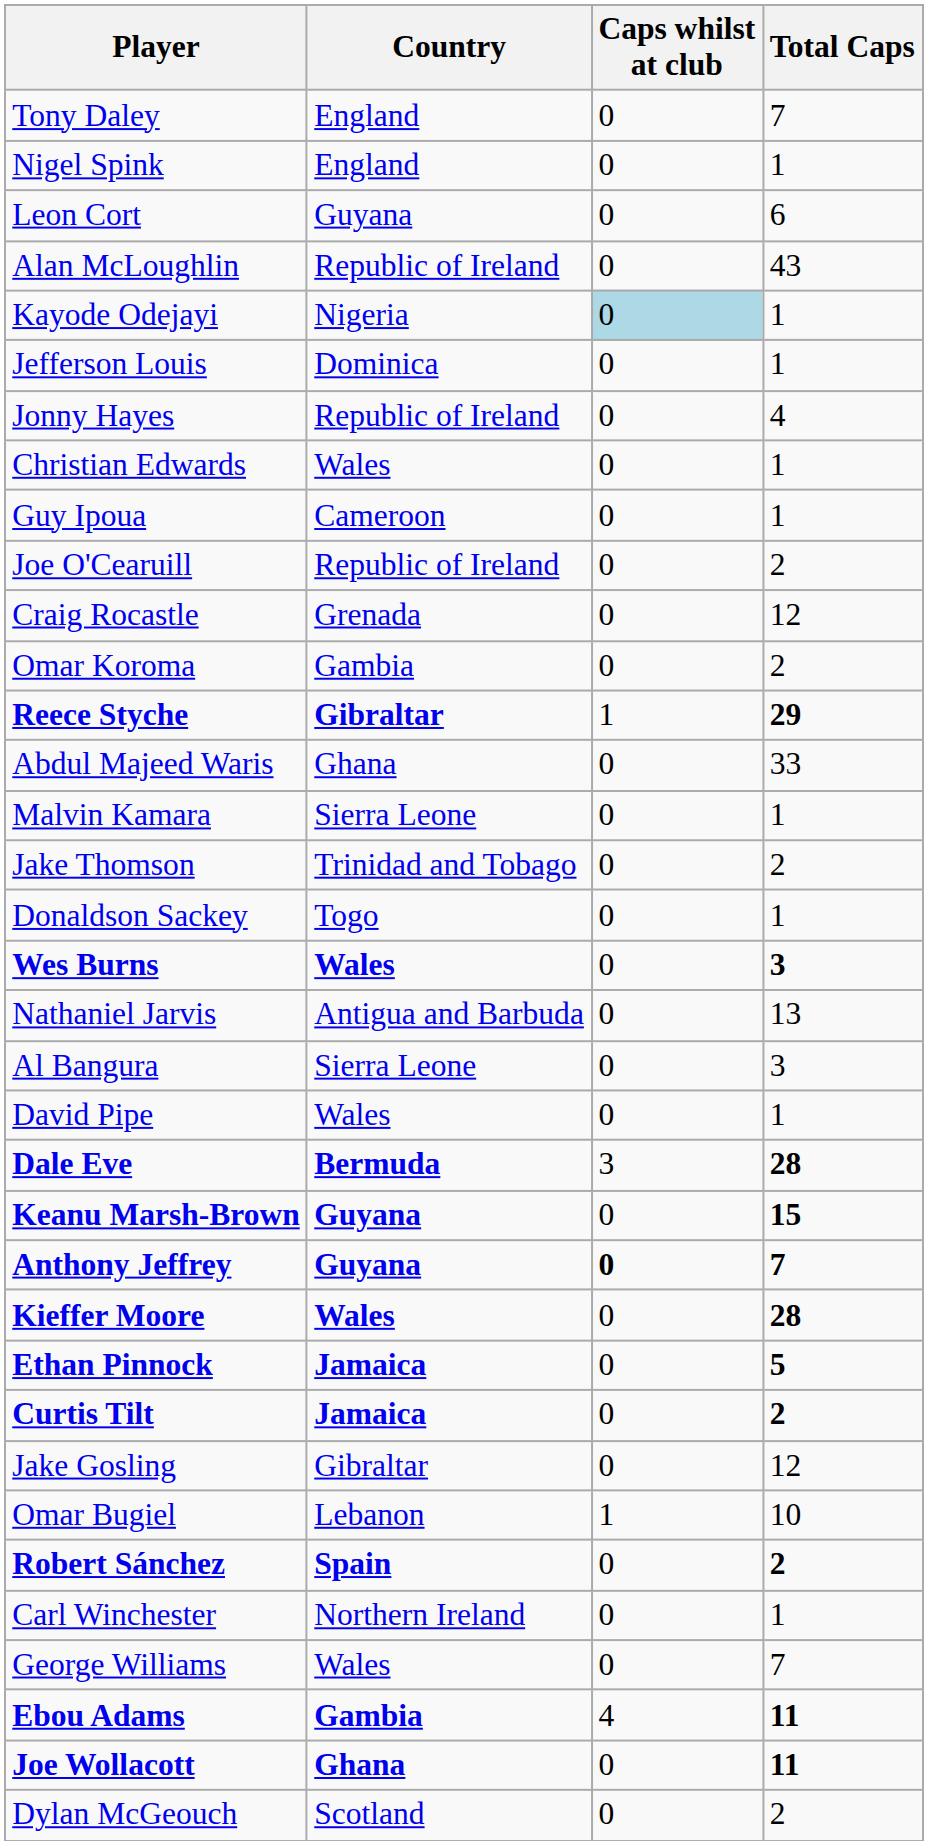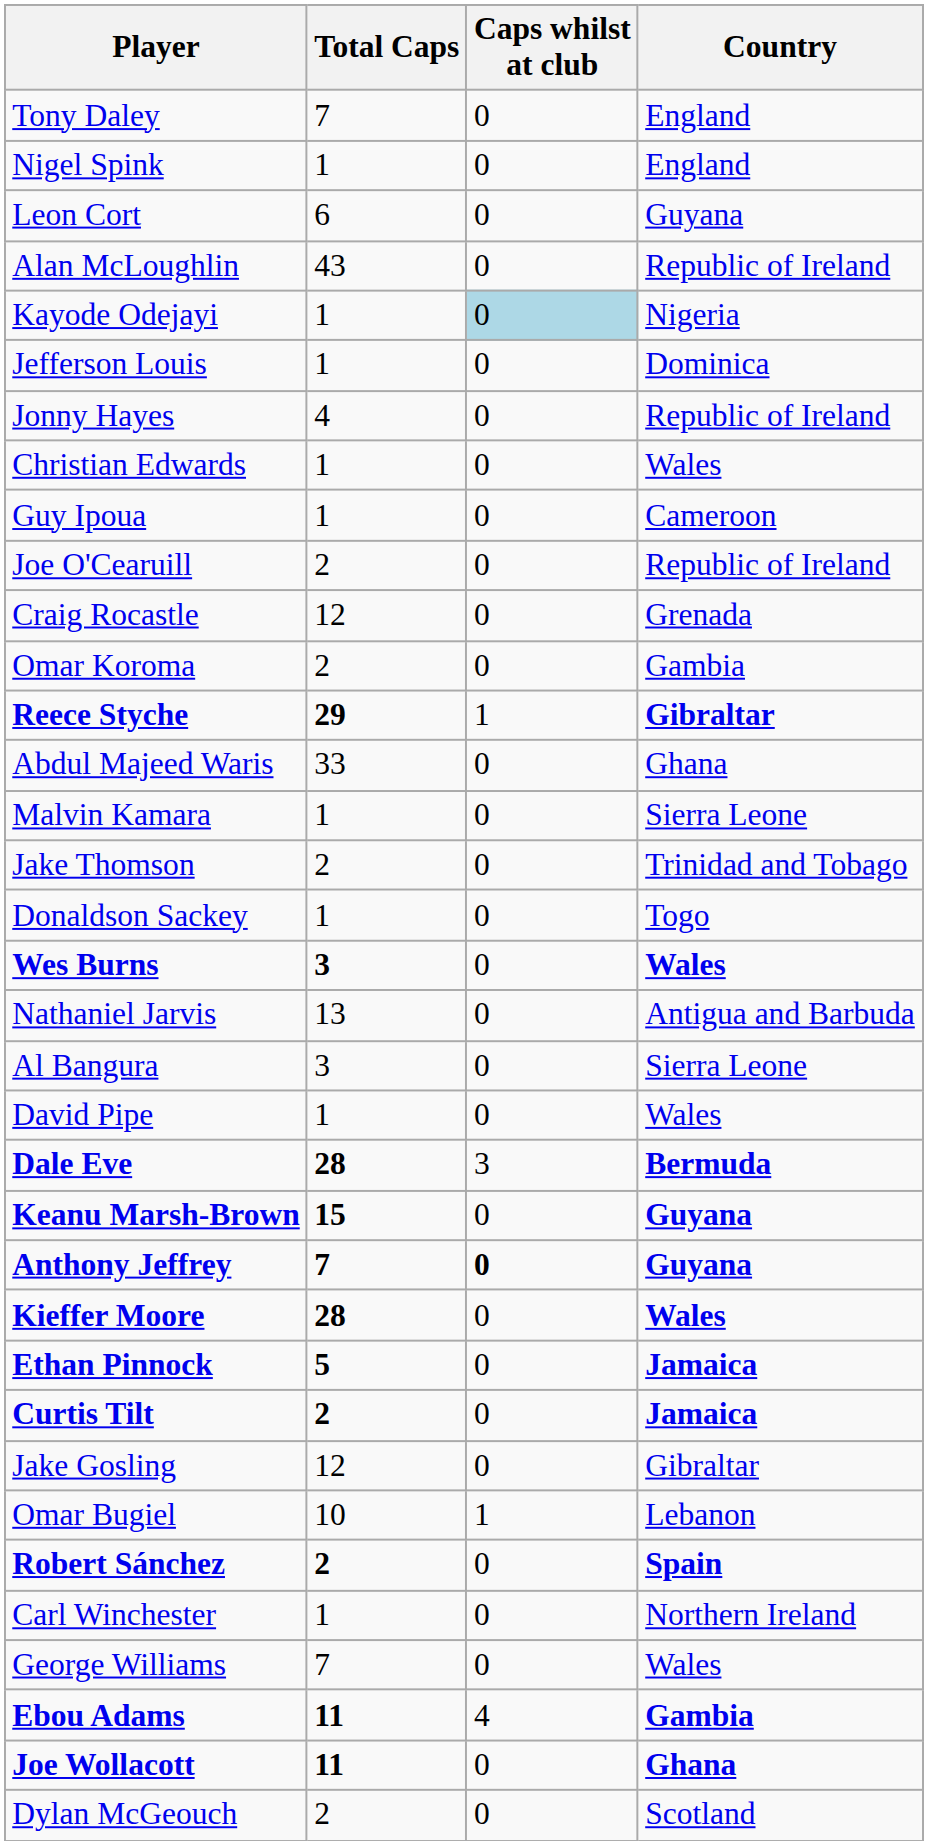columns swapped: (449, 47) <-> (842, 47)
